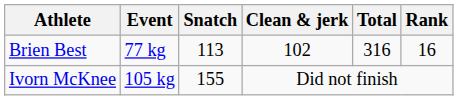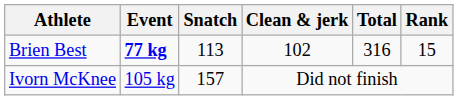(145, 50) normal -> (146, 50) bold
(427, 50) 16 -> (427, 50) 15
(210, 80) 155 -> (210, 80) 157
